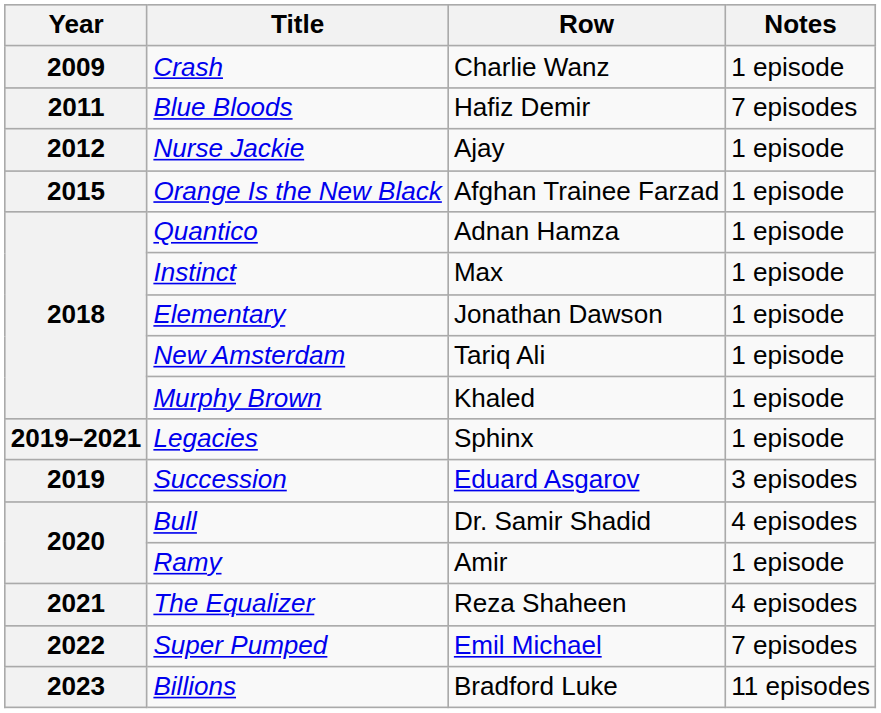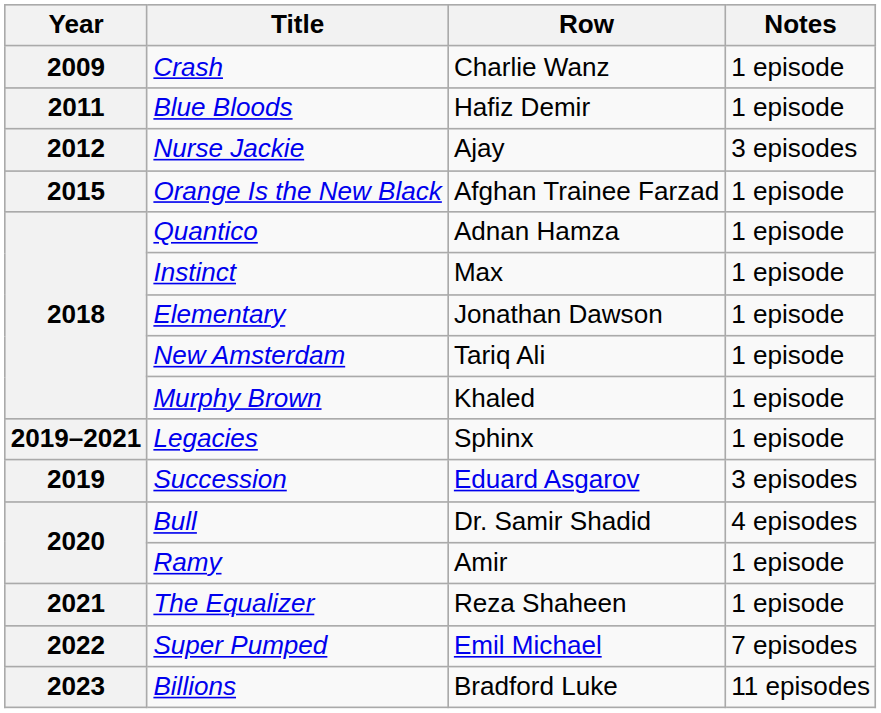(794, 107) 7 episodes -> (788, 107) 1 episode
(788, 149) 1 episode -> (794, 149) 3 episodes
(794, 604) 4 episodes -> (788, 604) 1 episode
